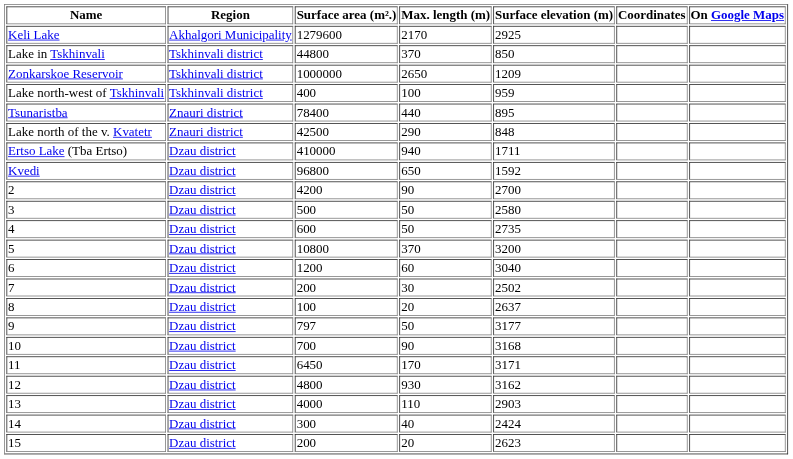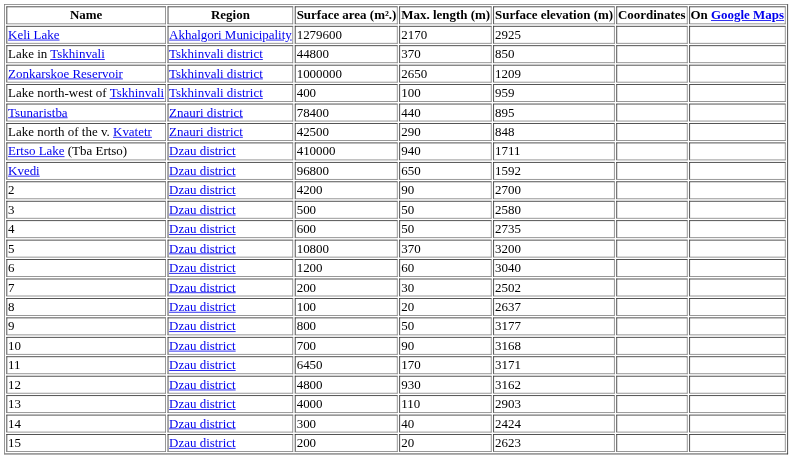(306, 326) 797 -> (306, 326) 800
